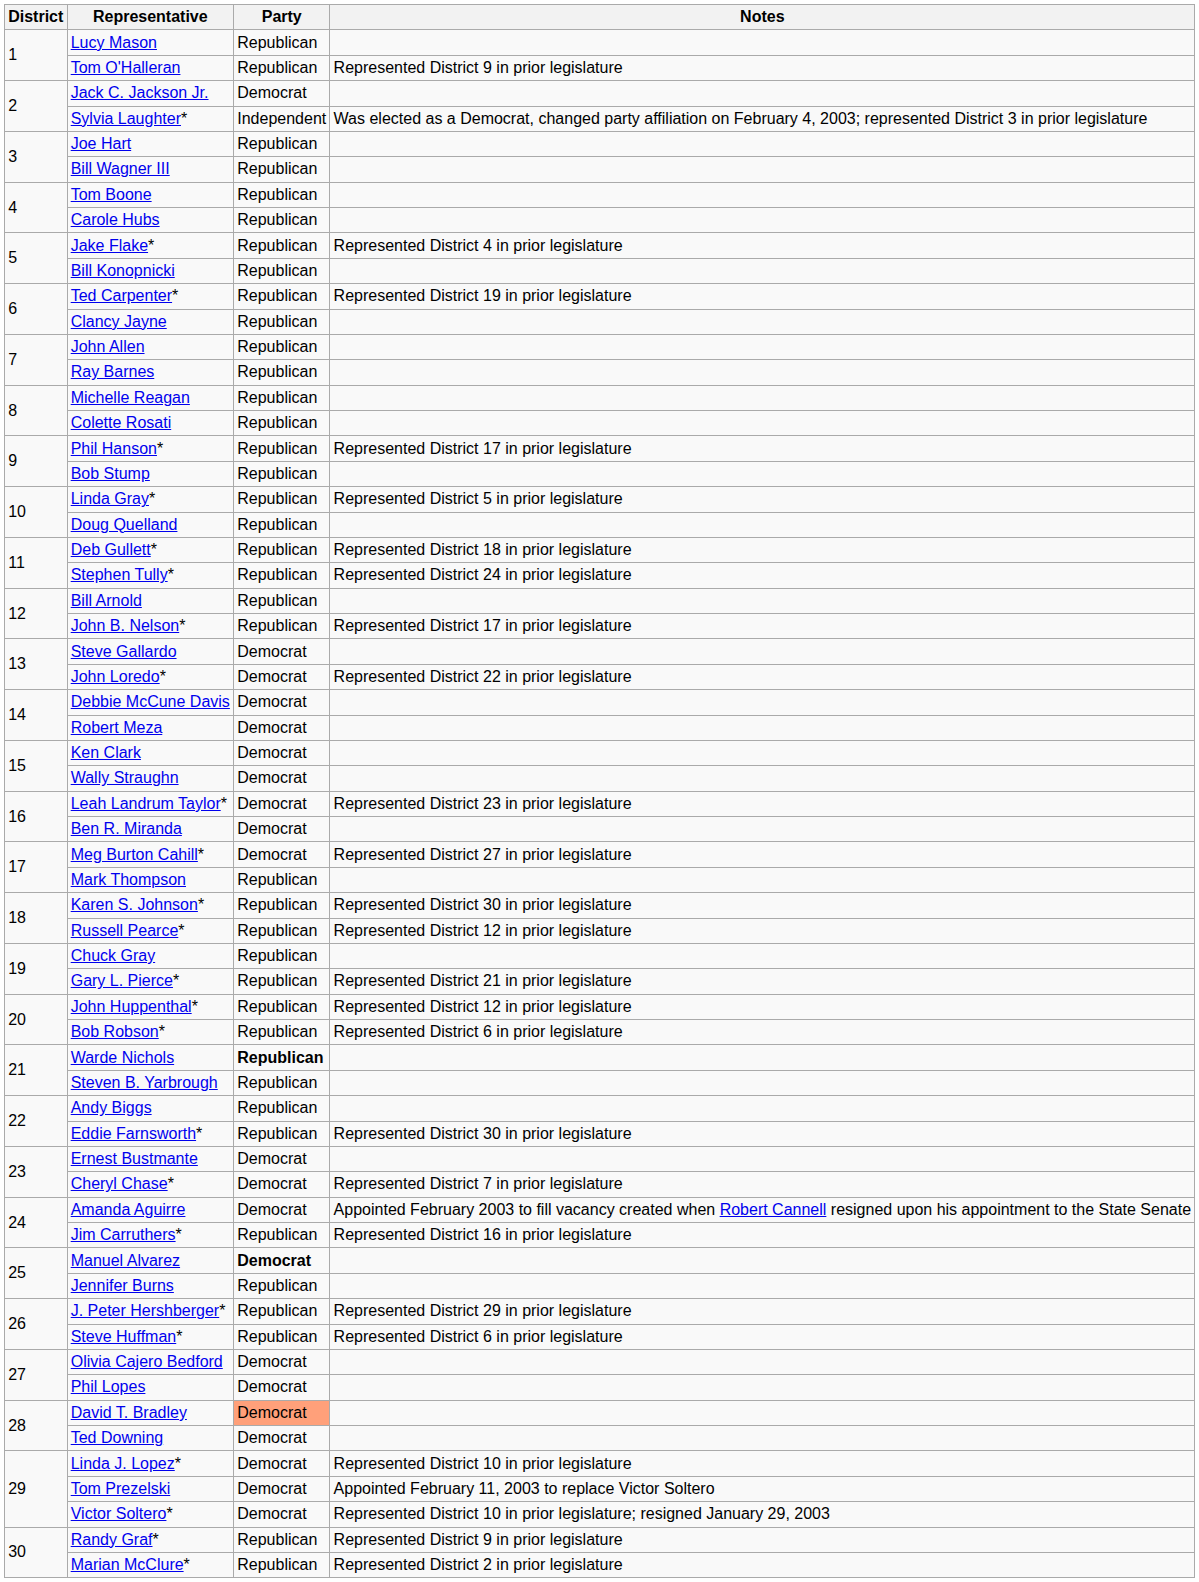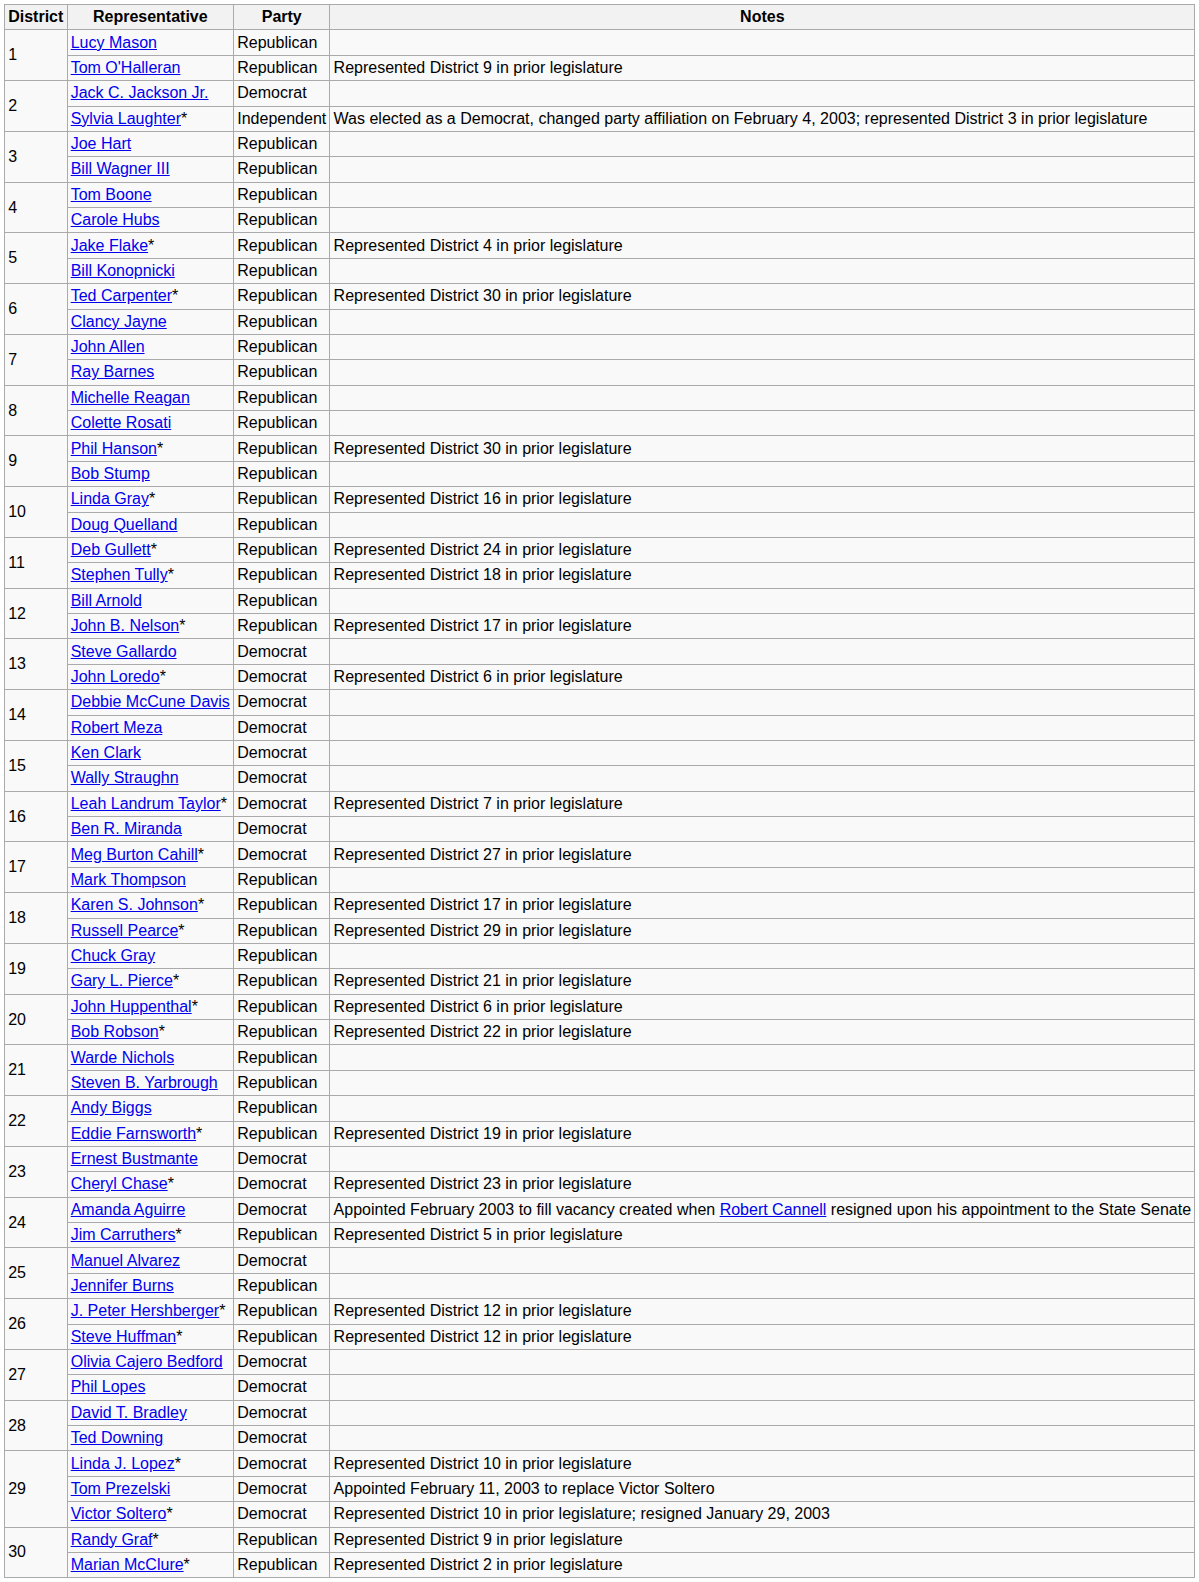(483, 296) Represented District 19 in prior legislature -> (483, 296) Represented District 30 in prior legislature
(483, 448) Represented District 17 in prior legislature -> (483, 448) Represented District 30 in prior legislature
(478, 499) Represented District 5 in prior legislature -> (483, 499) Represented District 16 in prior legislature
(483, 550) Represented District 18 in prior legislature -> (483, 550) Represented District 24 in prior legislature
(483, 575) Represented District 24 in prior legislature -> (483, 575) Represented District 18 in prior legislature
(483, 676) Represented District 22 in prior legislature -> (478, 676) Represented District 6 in prior legislature
(483, 803) Represented District 23 in prior legislature -> (478, 803) Represented District 7 in prior legislature
(483, 905) Represented District 30 in prior legislature -> (483, 905) Represented District 17 in prior legislature
(483, 930) Represented District 12 in prior legislature -> (483, 930) Represented District 29 in prior legislature
(483, 1006) Represented District 12 in prior legislature -> (478, 1006) Represented District 6 in prior legislature
(478, 1032) Represented District 6 in prior legislature -> (483, 1032) Represented District 22 in prior legislature
(280, 1057) bold -> (277, 1057) normal
(483, 1133) Represented District 30 in prior legislature -> (483, 1133) Represented District 19 in prior legislature
(478, 1184) Represented District 7 in prior legislature -> (483, 1184) Represented District 23 in prior legislature
(483, 1235) Represented District 16 in prior legislature -> (478, 1235) Represented District 5 in prior legislature
(274, 1260) bold -> (272, 1260) normal
(483, 1311) Represented District 29 in prior legislature -> (483, 1311) Represented District 12 in prior legislature
(478, 1336) Represented District 6 in prior legislature -> (483, 1336) Represented District 12 in prior legislature
(272, 1412) lightsalmon background -> (272, 1412) no background
